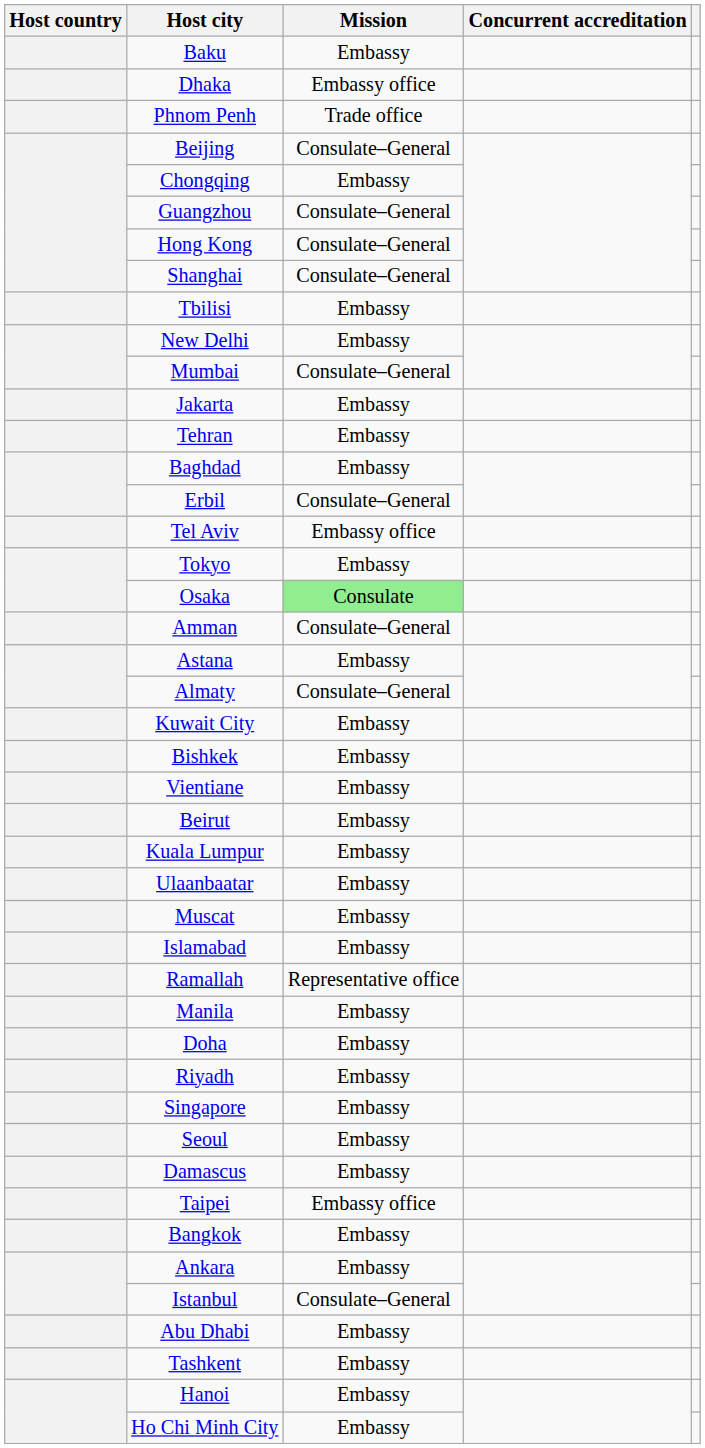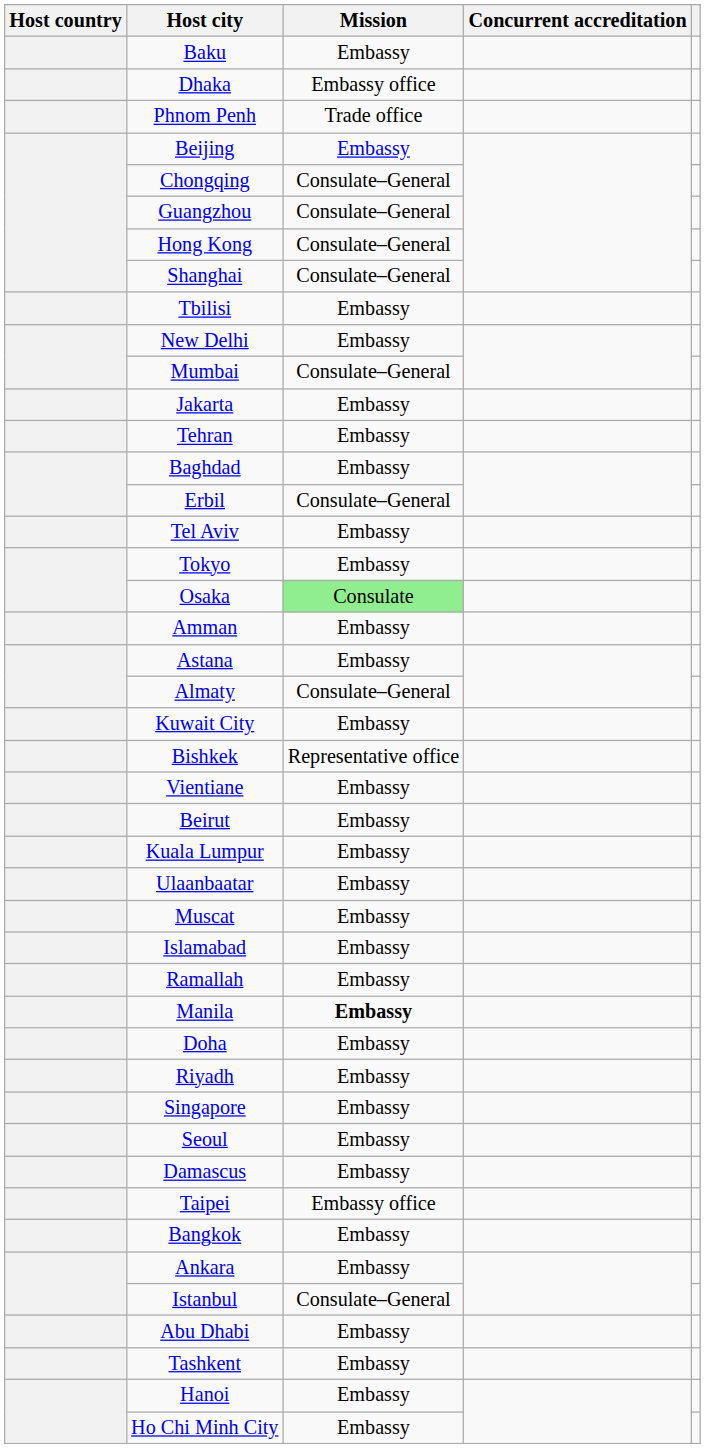(373, 148) Consulate–General -> (373, 148) Embassy
(373, 180) Embassy -> (373, 180) Consulate–General
(373, 532) Embassy office -> (373, 532) Embassy
(373, 627) Consulate–General -> (373, 627) Embassy
(373, 755) Embassy -> (373, 755) Representative office
(373, 979) Representative office -> (373, 979) Embassy
(373, 1011) normal -> (373, 1011) bold
